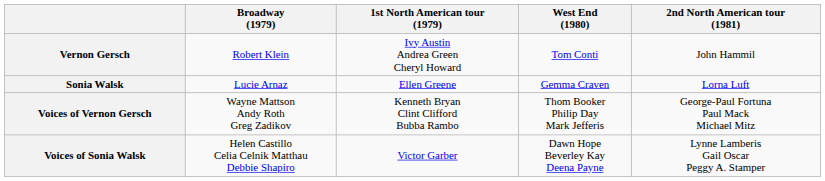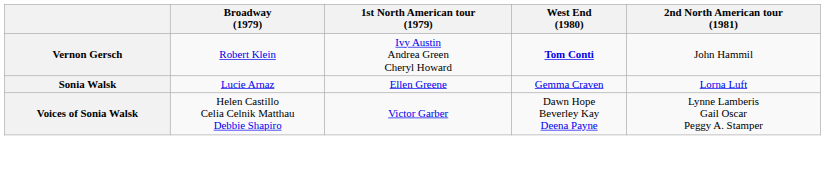(575, 54) normal -> (569, 54) bold
- row: (95, 113)
